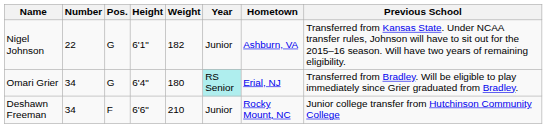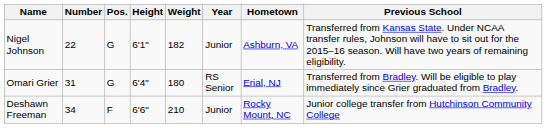(70, 82) 34 -> (70, 82) 31
(220, 82) paleturquoise background -> (220, 82) no background
